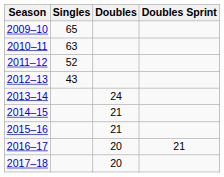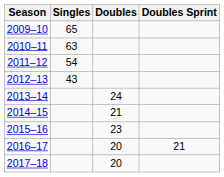(72, 63) 52 -> (72, 63) 54
(116, 130) 21 -> (116, 130) 23
